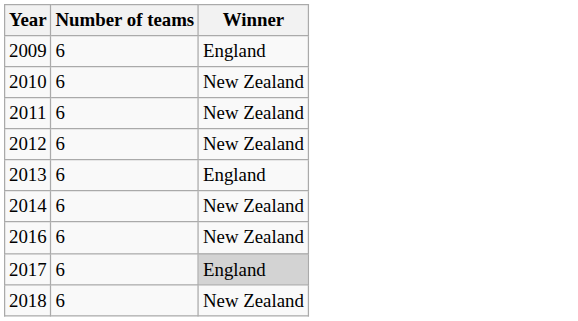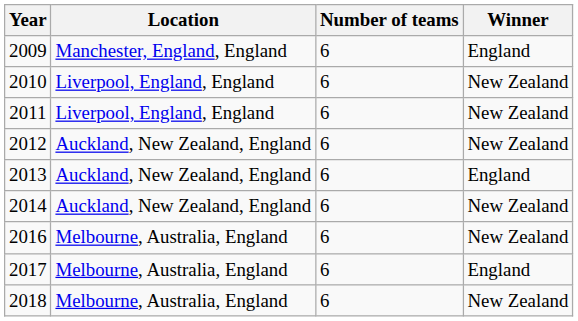+ column: (183, 20)
(234, 268) lightgrey background -> (499, 268) no background
